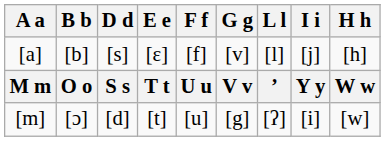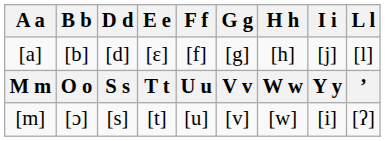columns swapped: (355, 20) <-> (274, 20)
(118, 53) [s] -> (118, 53) [d]
(237, 53) [v] -> (237, 53) [g]
(118, 119) [d] -> (118, 119) [s]
(237, 119) [g] -> (237, 119) [v]
